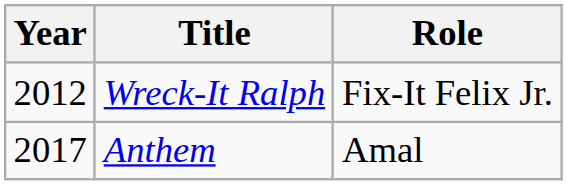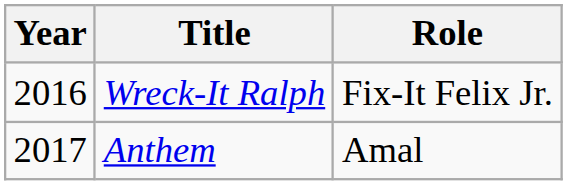(50, 91) 2012 -> (50, 91) 2016
